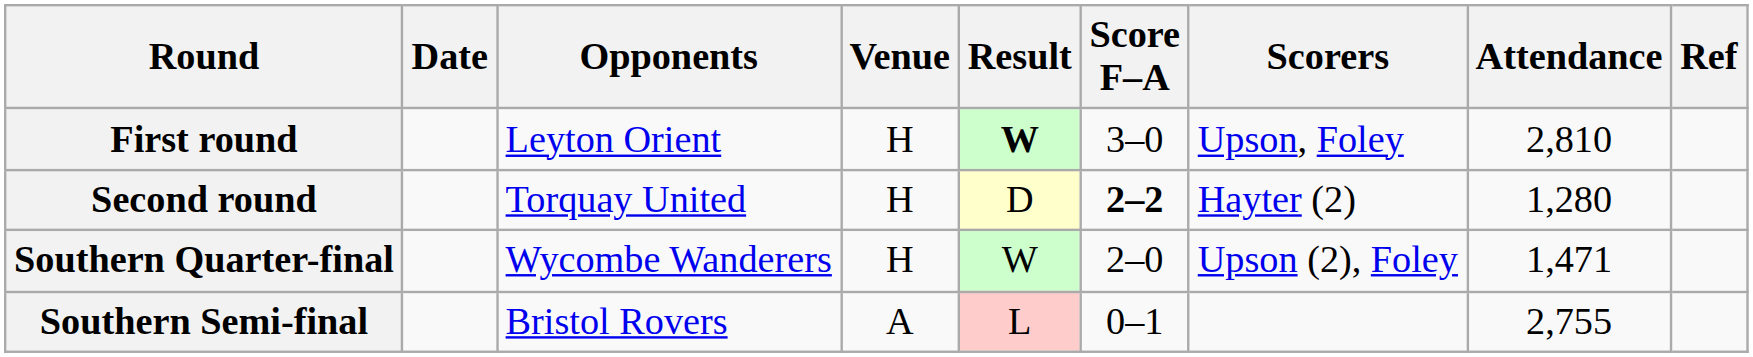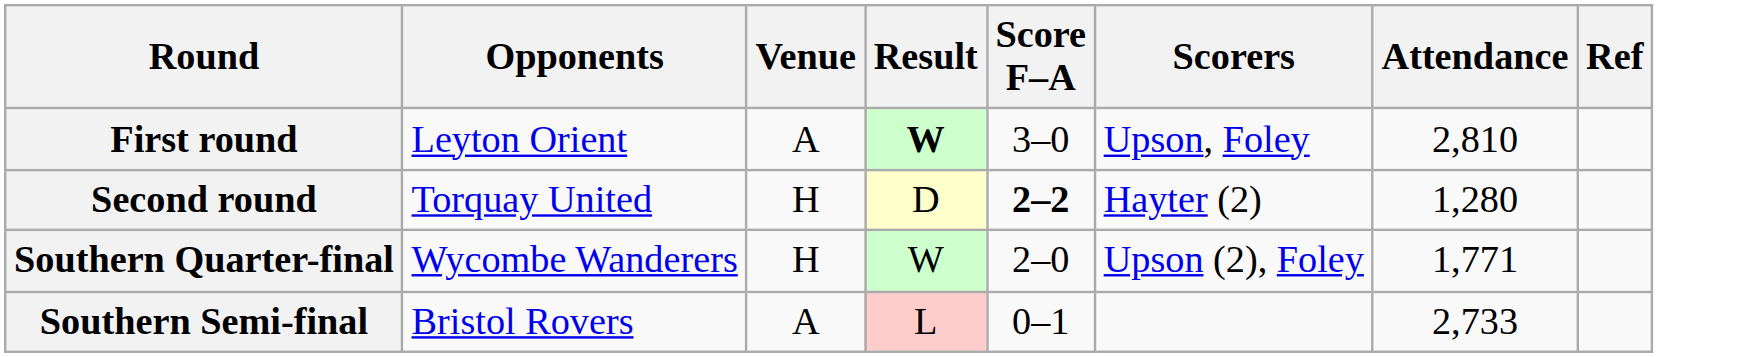- column: (450, 56)
(900, 138) H -> (806, 138) A
(1569, 259) 1,471 -> (1475, 259) 1,771
(1569, 320) 2,755 -> (1475, 320) 2,733
